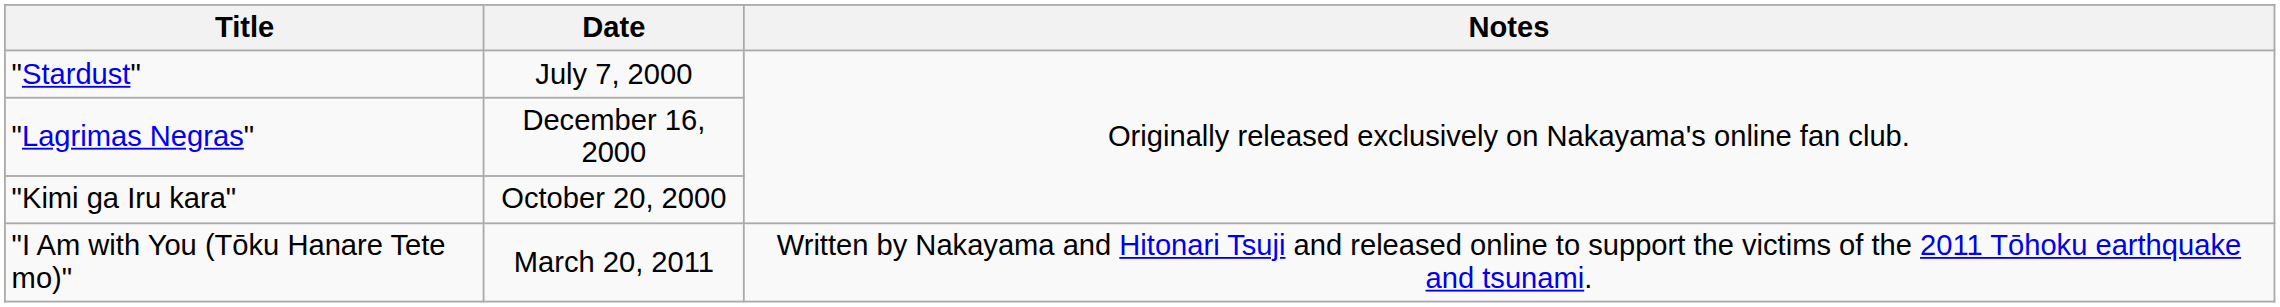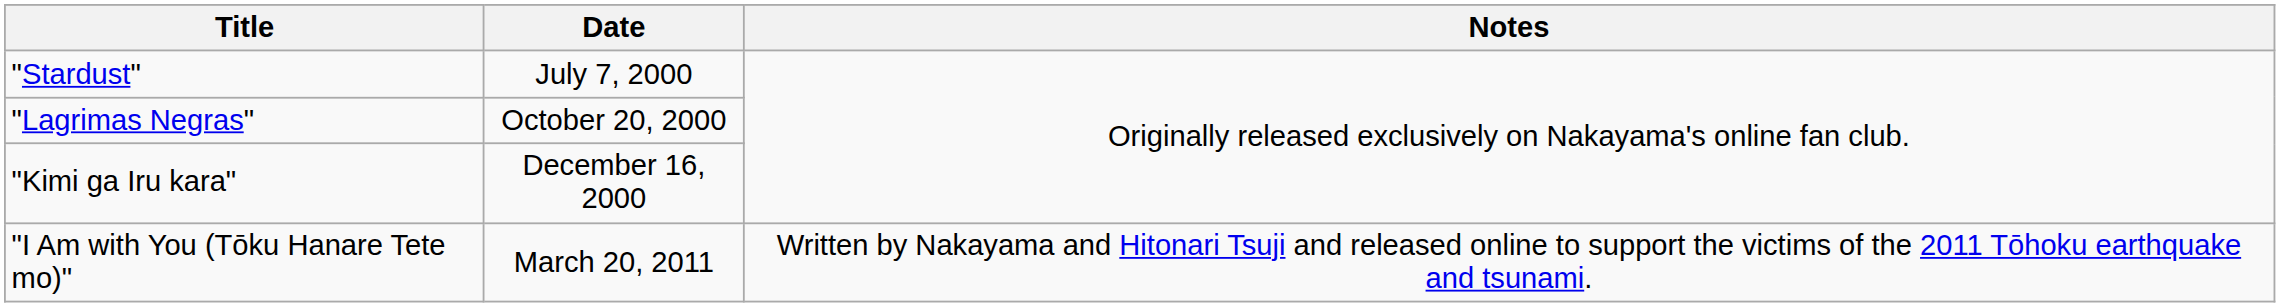(614, 136) December 16, 2000 -> (614, 119) October 20, 2000
(614, 198) October 20, 2000 -> (614, 182) December 16, 2000
